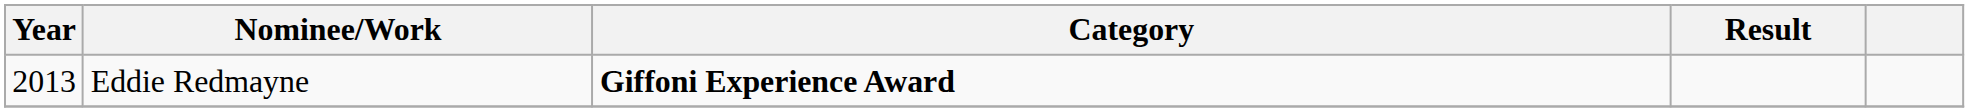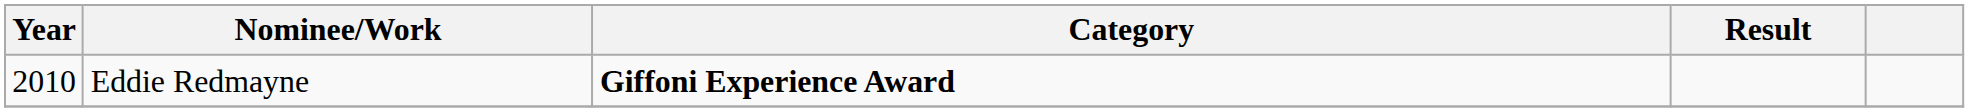(44, 80) 2013 -> (44, 80) 2010
